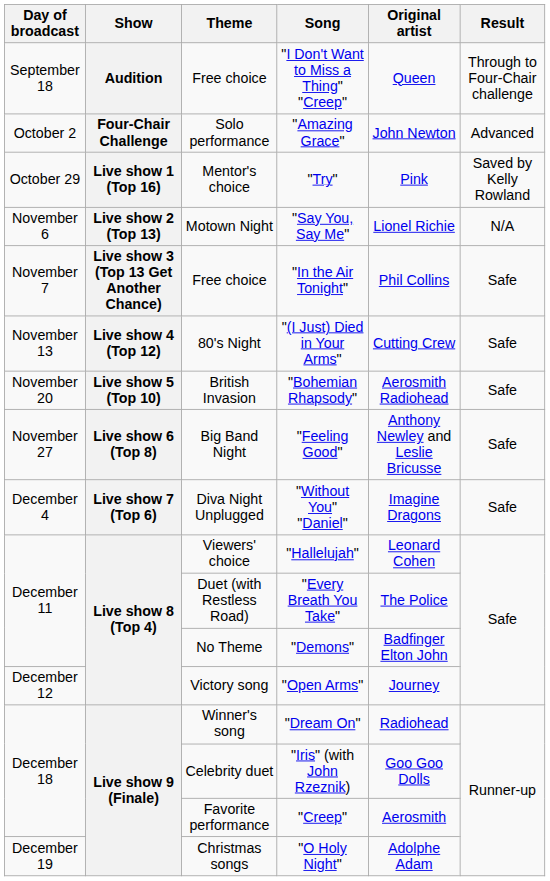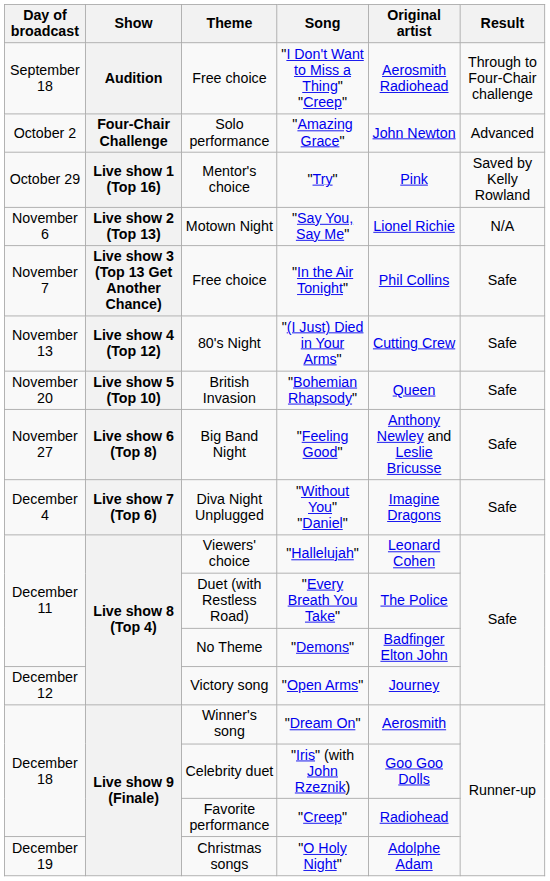(414, 78) Queen -> (414, 78) Aerosmith Radiohead
(414, 390) Aerosmith Radiohead -> (414, 390) Queen
(414, 724) Radiohead -> (414, 724) Aerosmith
(414, 817) Aerosmith -> (414, 817) Radiohead
